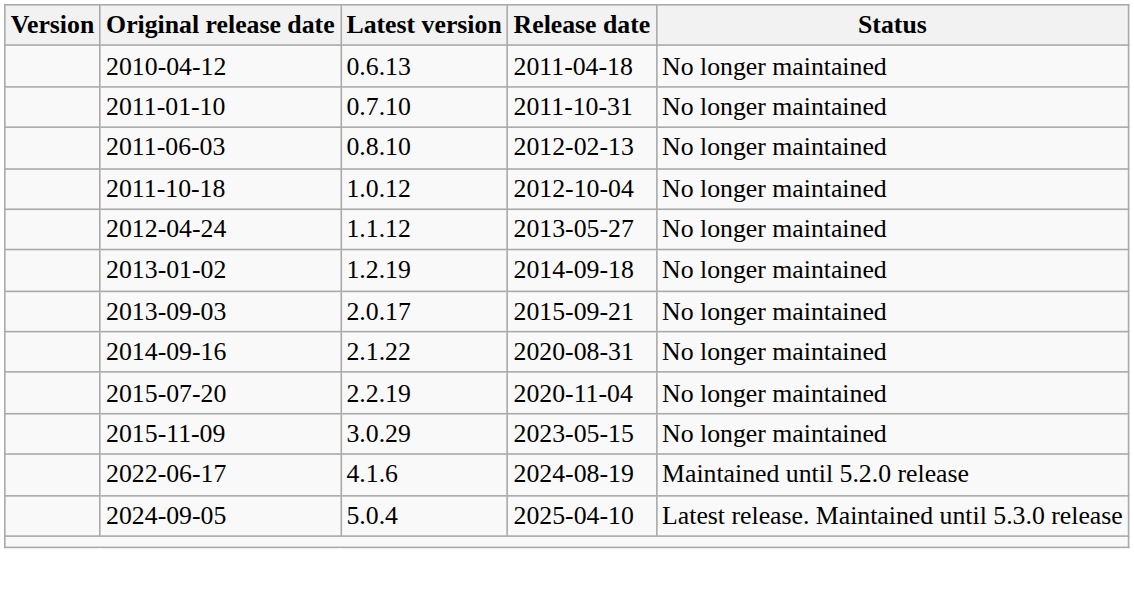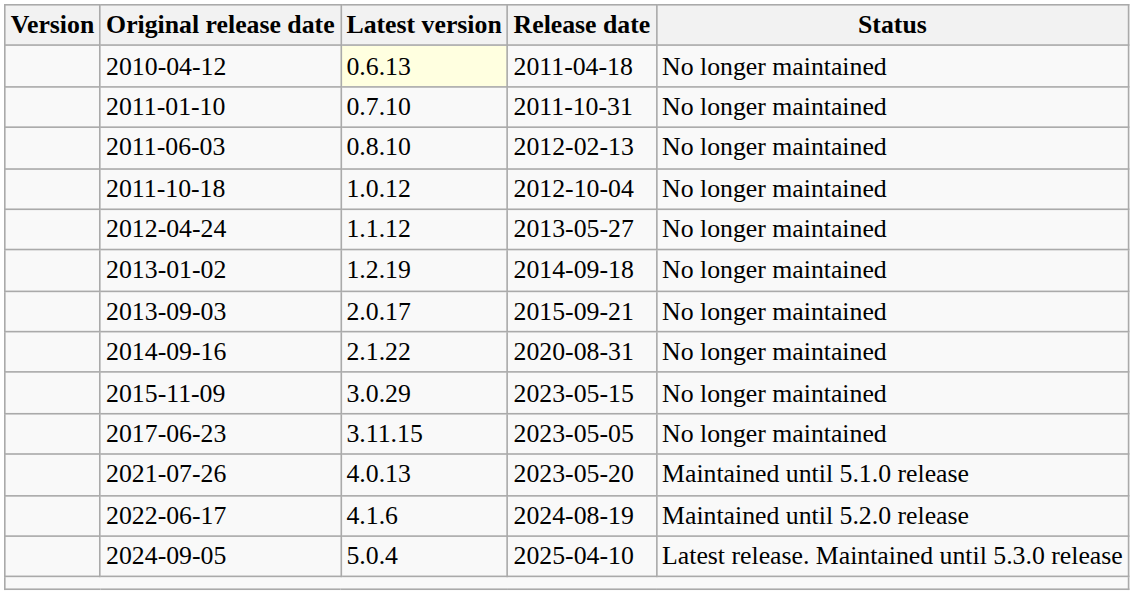(379, 65) no background -> (379, 65) lightyellow background
- row: (166, 392)
+ row: (166, 433)
+ row: (166, 474)
